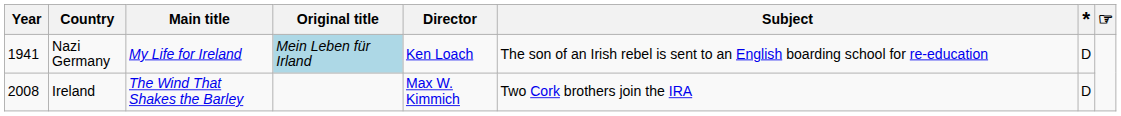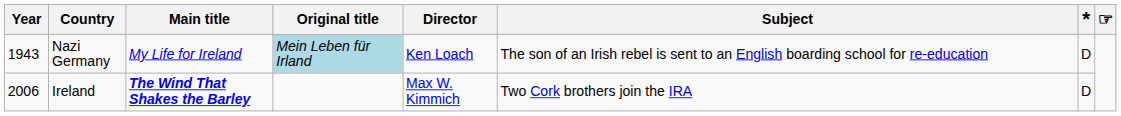(23, 53) 1941 -> (23, 53) 1943
(23, 92) 2008 -> (23, 92) 2006
(186, 92) normal -> (190, 92) bold
